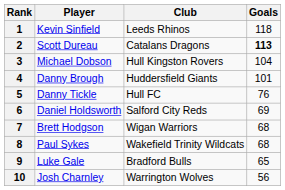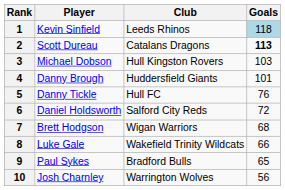(263, 29) no background -> (263, 29) lightblue background
(263, 62) 104 -> (263, 62) 103
(263, 111) 69 -> (263, 111) 72
(63, 144) Paul Sykes -> (61, 144) Luke Gale
(263, 144) 68 -> (263, 144) 66
(61, 161) Luke Gale -> (63, 161) Paul Sykes
